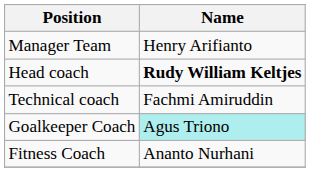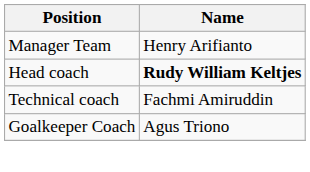(186, 126) paleturquoise background -> (186, 126) no background
- row: (57, 153)
